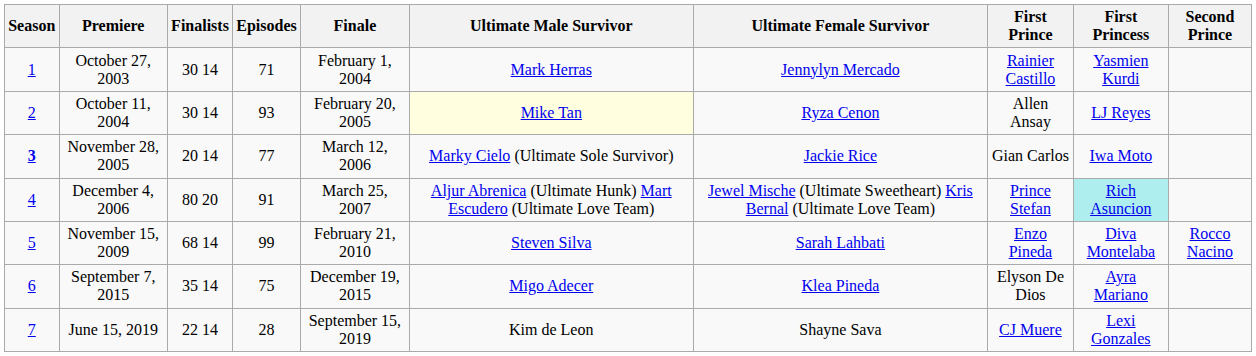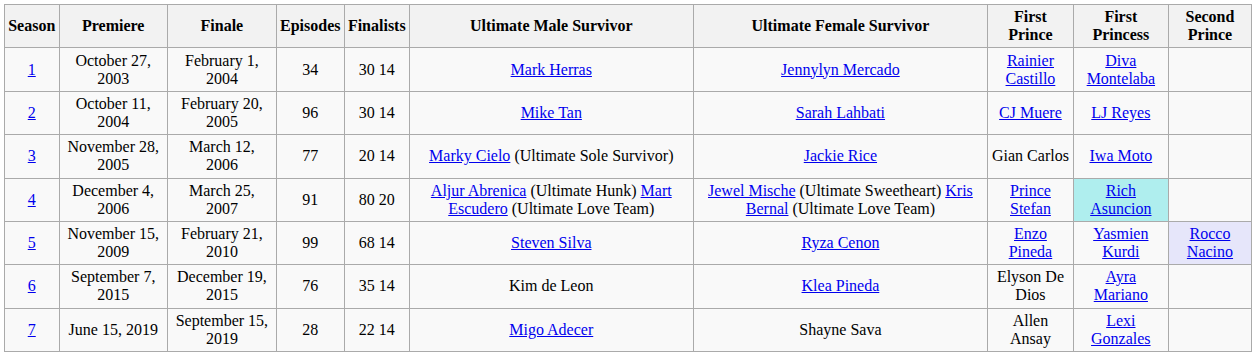columns swapped: (355, 26) <-> (200, 26)
(267, 69) 71 -> (310, 69) 34
(1121, 69) Yasmien Kurdi -> (1121, 69) Diva Montelaba
(267, 112) 93 -> (310, 112) 96
(551, 112) lightyellow background -> (551, 112) no background
(840, 112) Ryza Cenon -> (840, 112) Sarah Lahbati
(1030, 112) Allen Ansay -> (1030, 112) CJ Muere
(32, 156) bold -> (32, 156) normal
(840, 243) Sarah Lahbati -> (840, 243) Ryza Cenon
(1121, 243) Diva Montelaba -> (1121, 243) Yasmien Kurdi
(1210, 243) no background -> (1210, 243) lavender background
(267, 286) 75 -> (310, 286) 76
(551, 286) Migo Adecer -> (551, 286) Kim de Leon
(551, 329) Kim de Leon -> (551, 329) Migo Adecer
(1030, 329) CJ Muere -> (1030, 329) Allen Ansay
